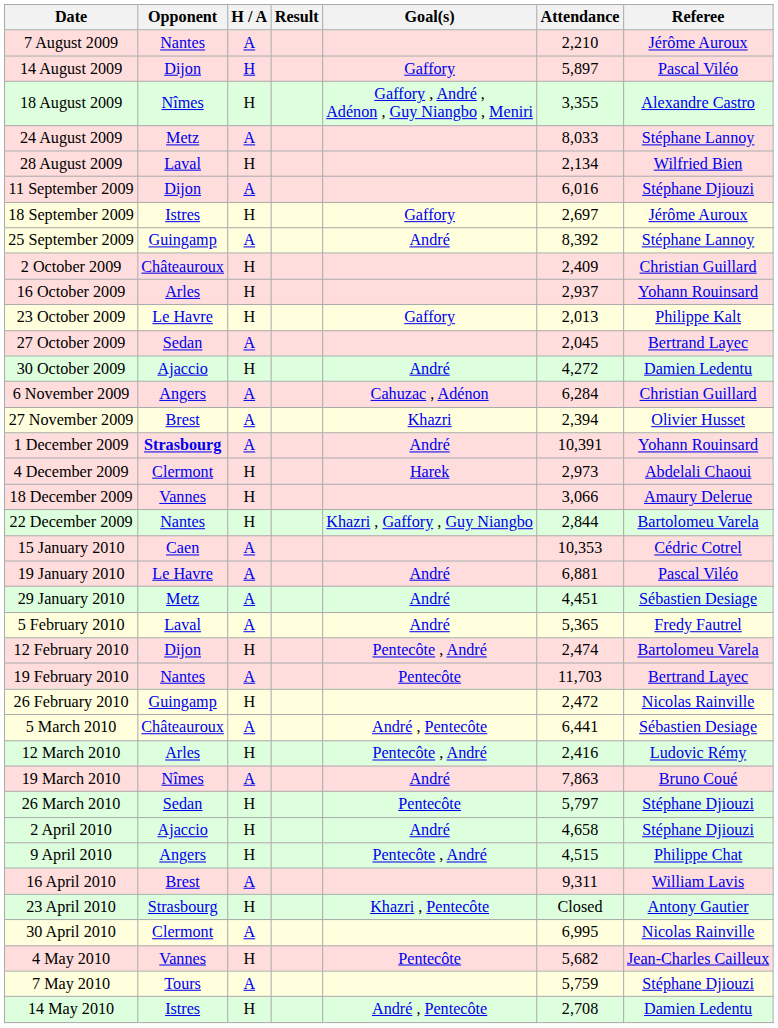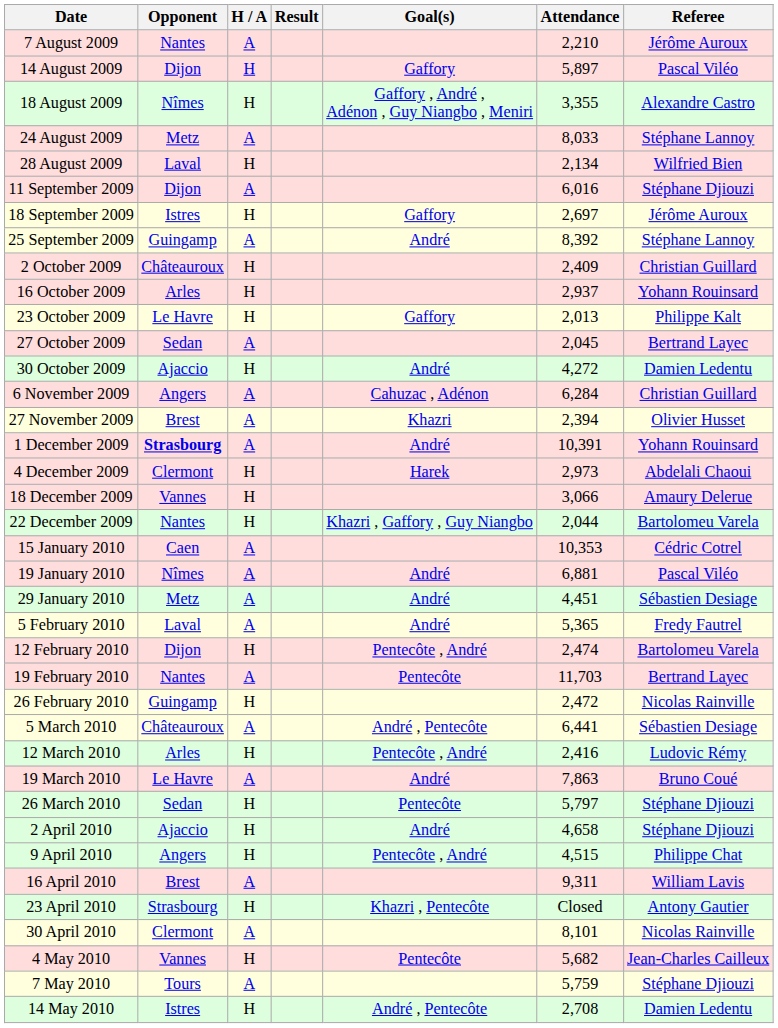(580, 522) 2,844 -> (580, 522) 2,044
(183, 573) Le Havre -> (183, 573) Nîmes
(183, 778) Nîmes -> (183, 778) Le Havre
(580, 932) 6,995 -> (580, 932) 8,101
